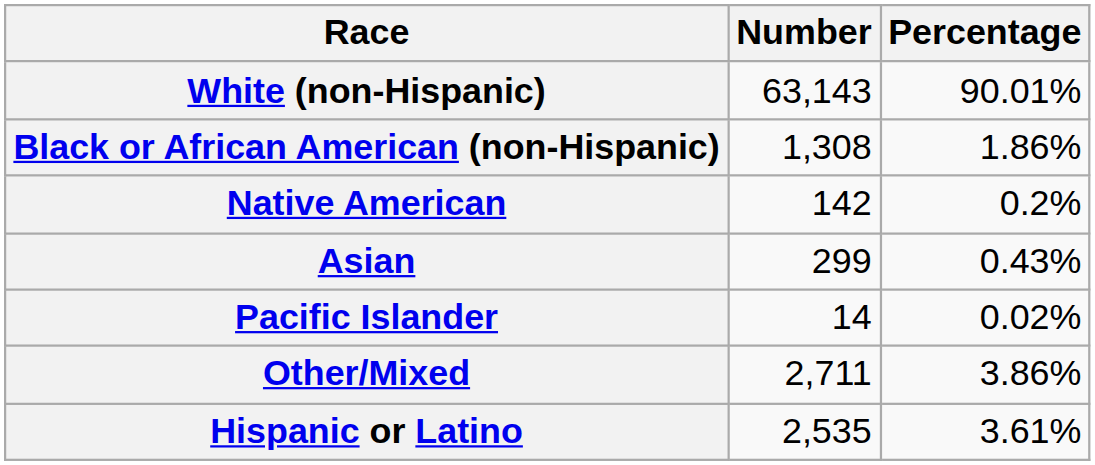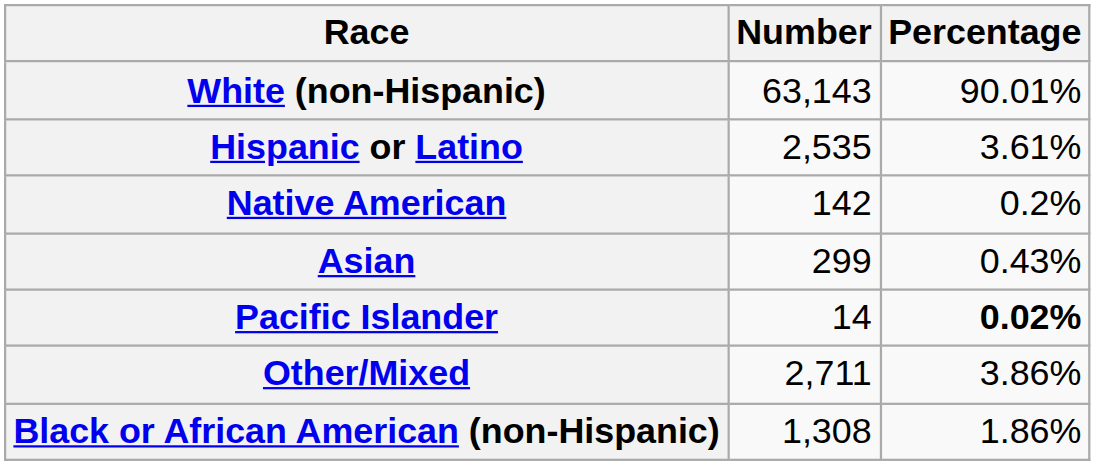rows swapped: (367, 146) <-> (367, 430)
(1031, 317) normal -> (1031, 317) bold
